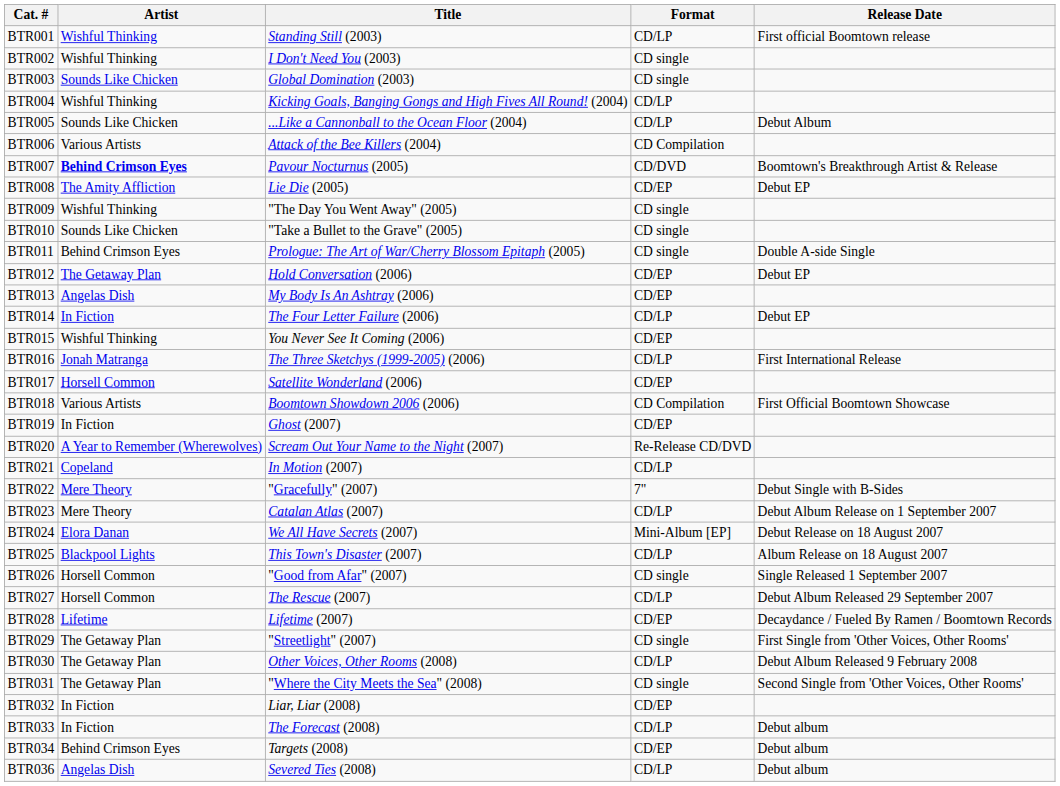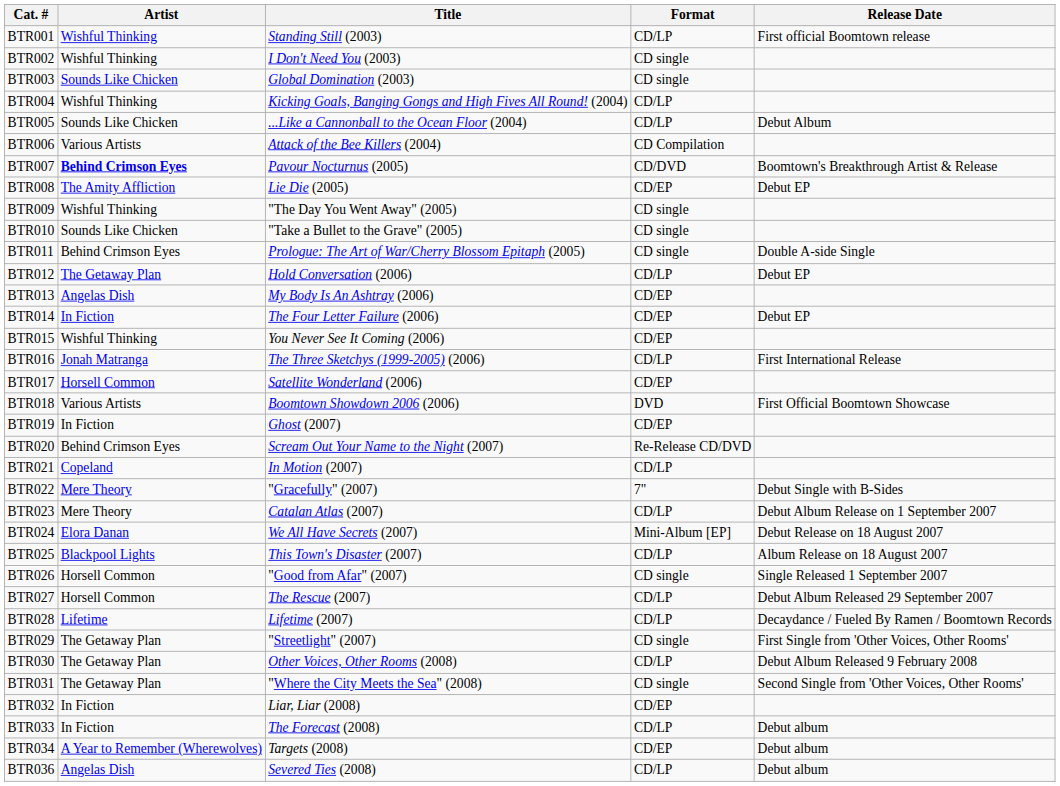(653, 274) CD/EP -> (653, 274) CD/LP
(653, 317) CD/LP -> (653, 317) CD/EP
(679, 403) CD Compilation -> (649, 403) DVD
(161, 446) A Year to Remember (Wherewolves) -> (120, 446) Behind Crimson Eyes
(653, 619) CD/EP -> (653, 619) CD/LP
(120, 748) Behind Crimson Eyes -> (161, 748) A Year to Remember (Wherewolves)
